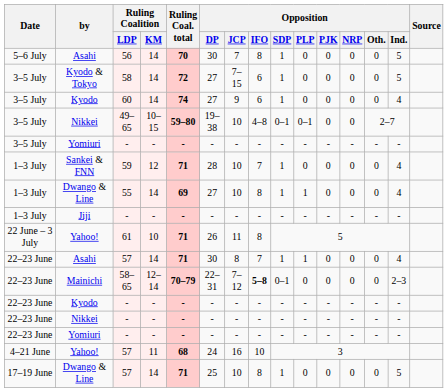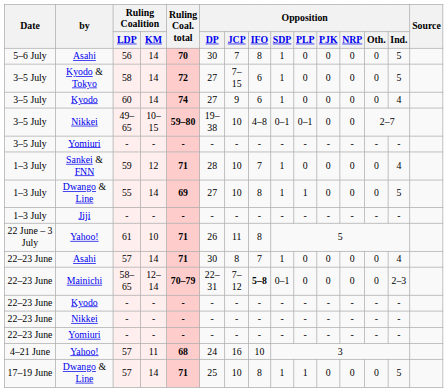(399, 193) 4 -> (399, 193) 5
(305, 258) 1 -> (305, 258) 0
(305, 373) 0 -> (305, 373) 1
